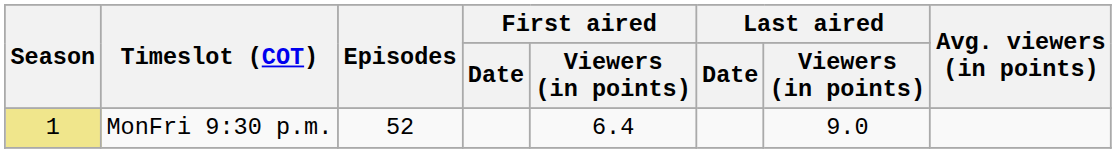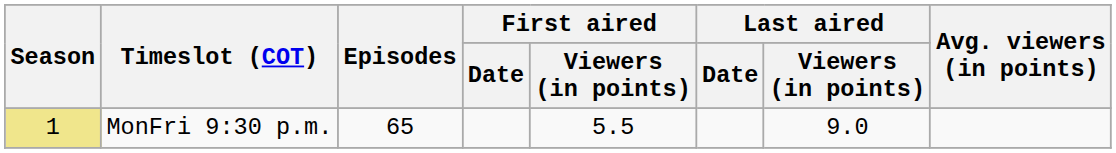(400, 128) 52 -> (400, 128) 65
(613, 128) 6.4 -> (613, 128) 5.5
